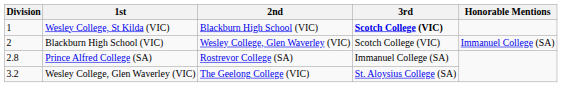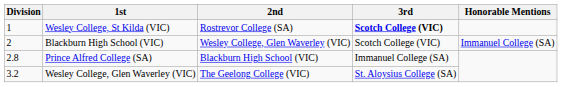(259, 27) Blackburn High School (VIC) -> (246, 27) Rostrevor College (SA)
(246, 58) Rostrevor College (SA) -> (259, 58) Blackburn High School (VIC)
